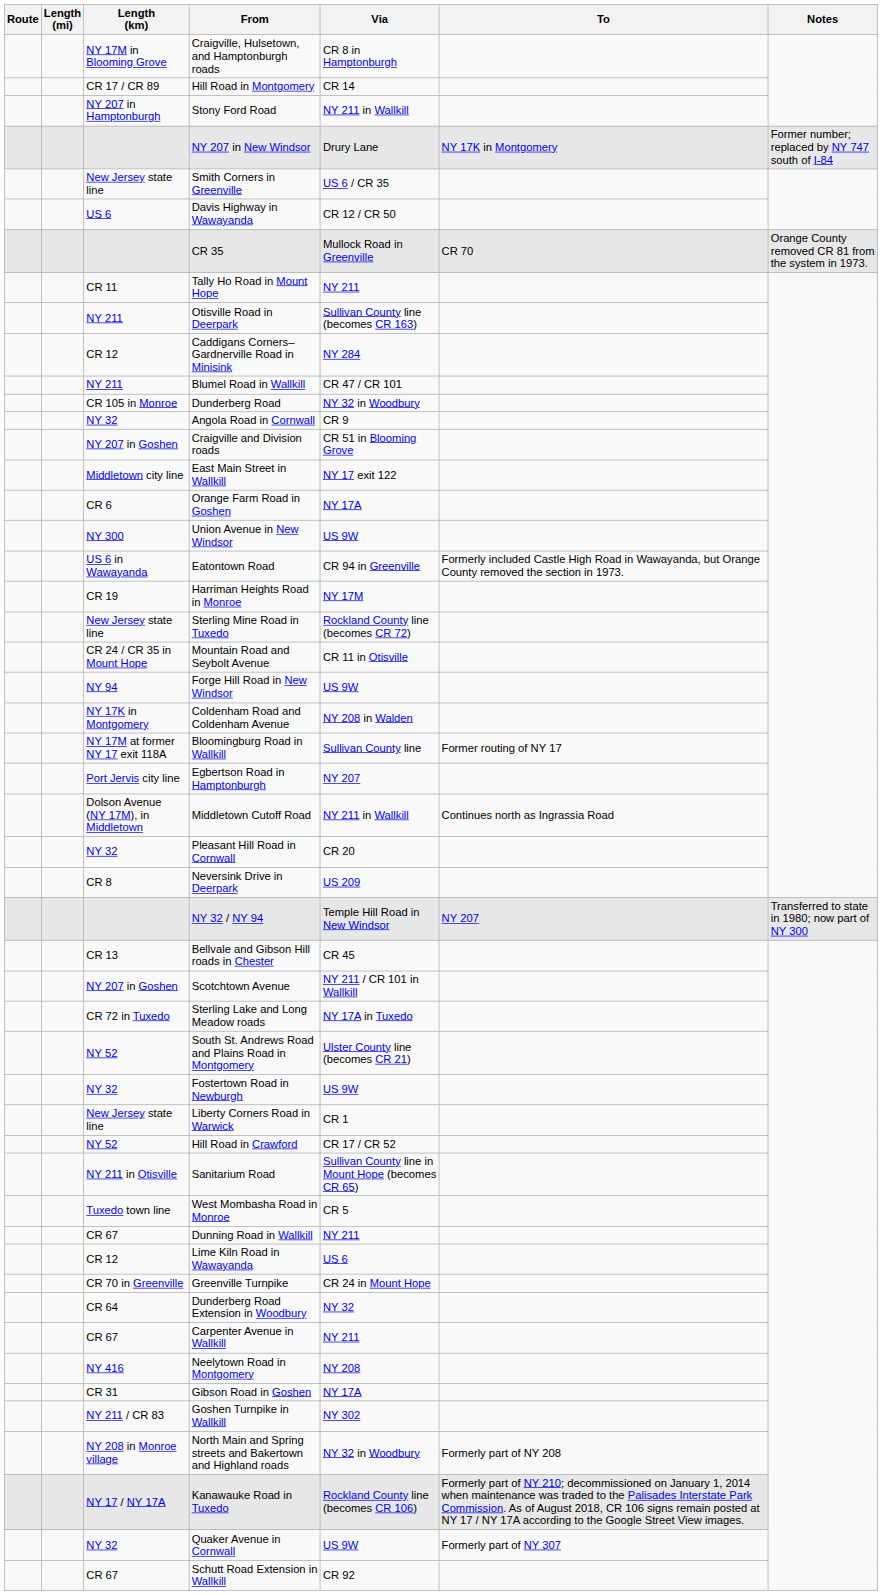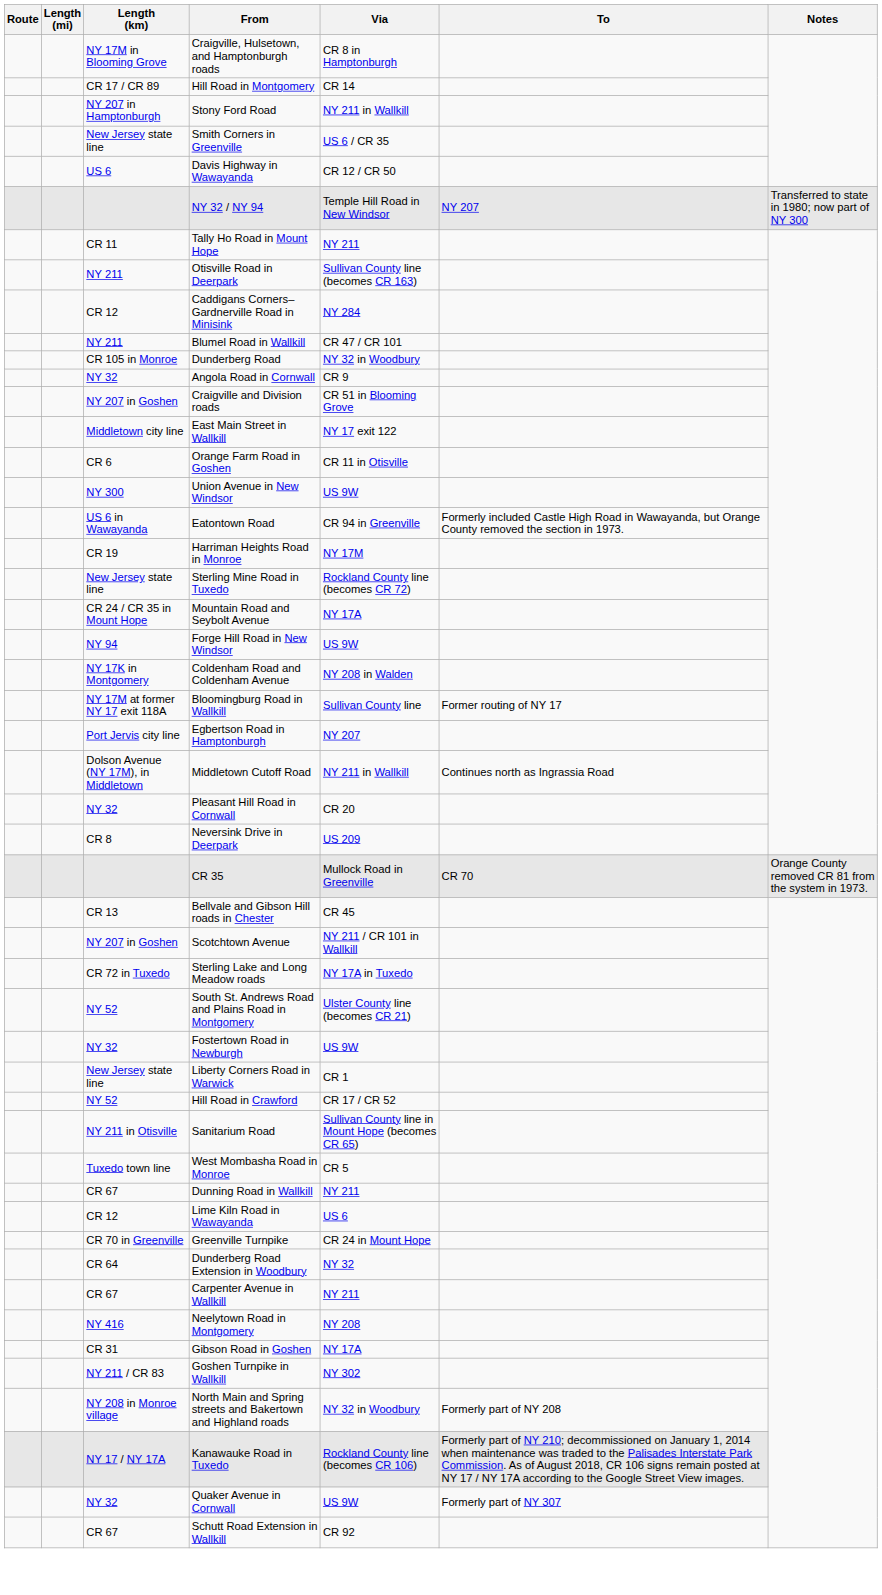- row: (251, 147)
rows swapped: (227, 919) <-> (208, 251)
(342, 505) NY 17A -> (365, 462) CR 11 in Otisville
(365, 657) CR 11 in Otisville -> (342, 614) NY 17A
